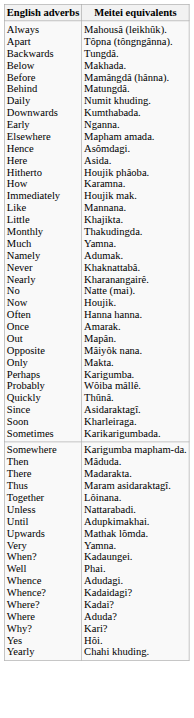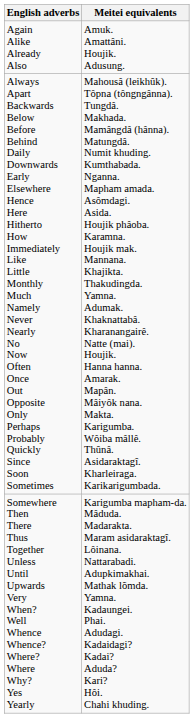+ row: (24, 47)
